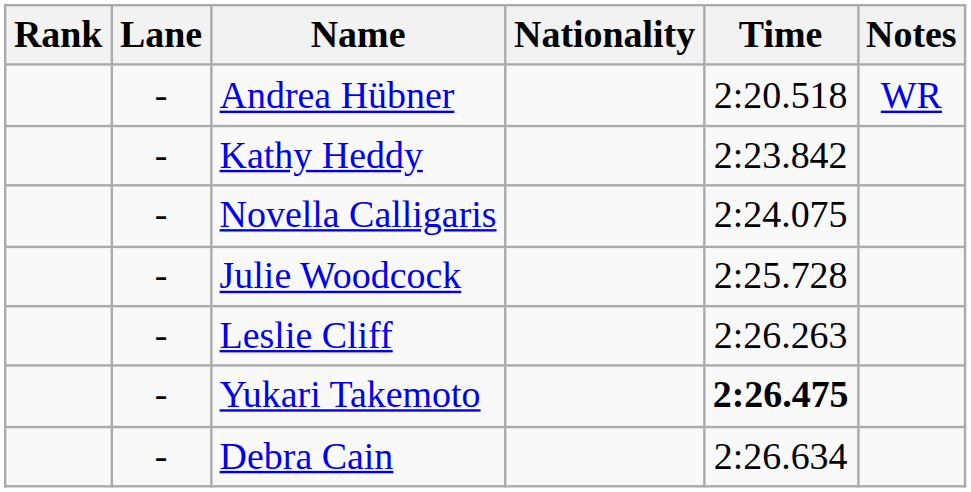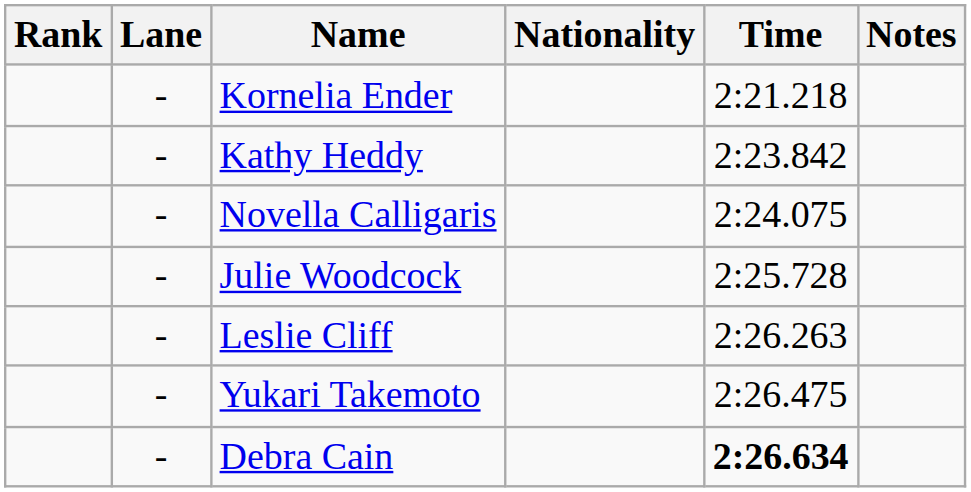- row: (337, 94)
+ row: (336, 94)
(781, 395) bold -> (781, 395) normal
(781, 455) normal -> (781, 455) bold
